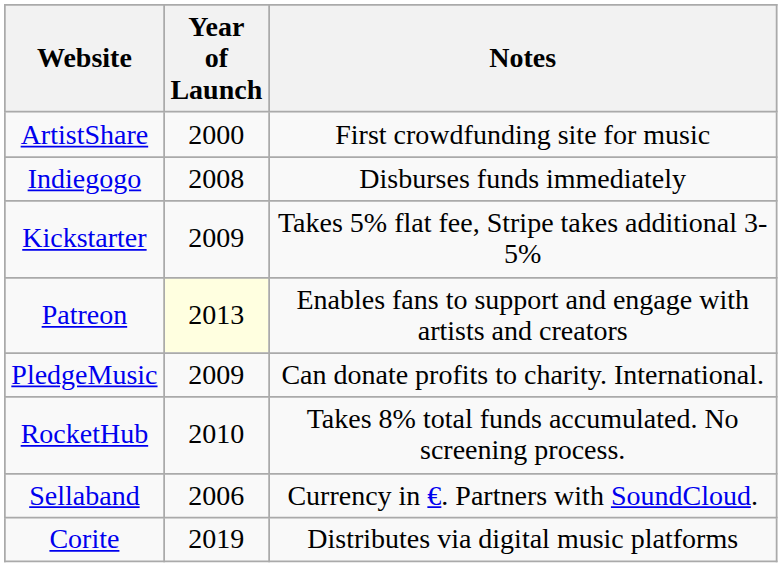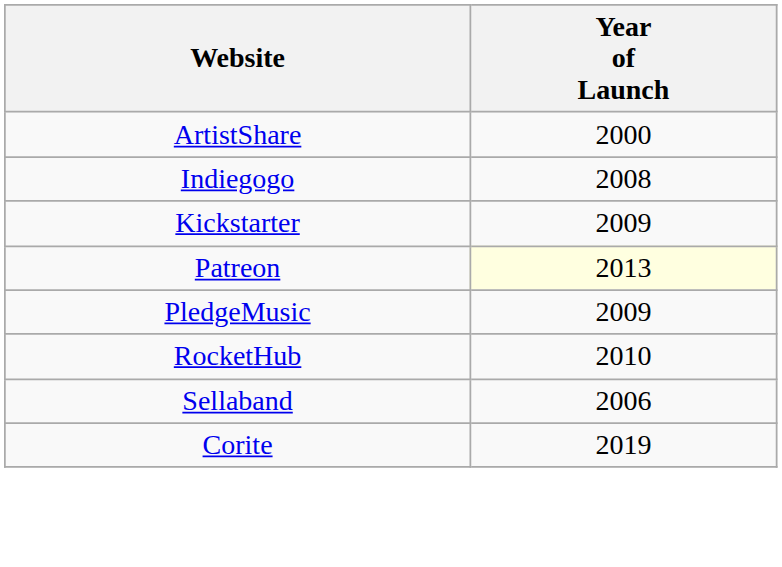- column: (523, 58)
